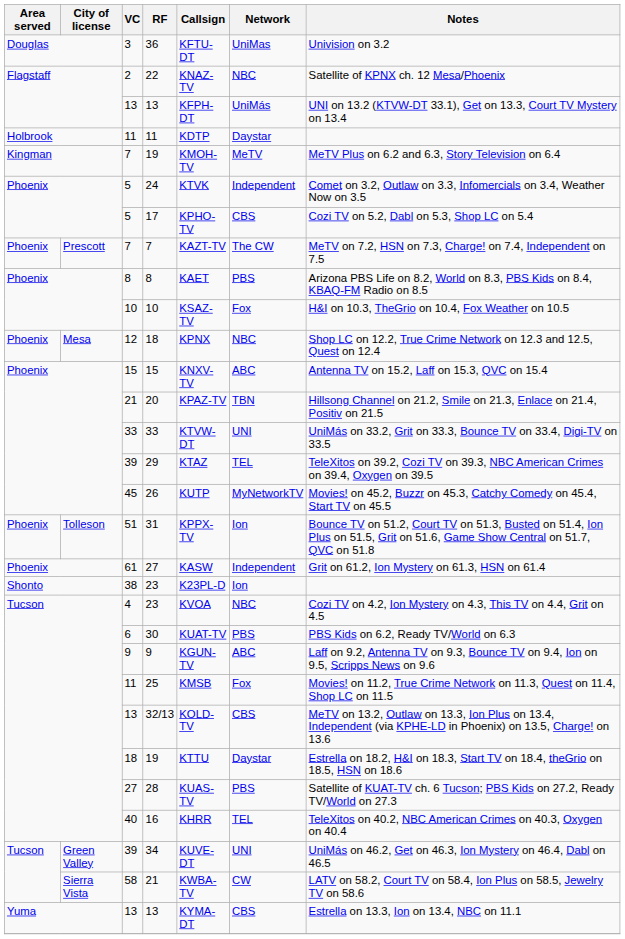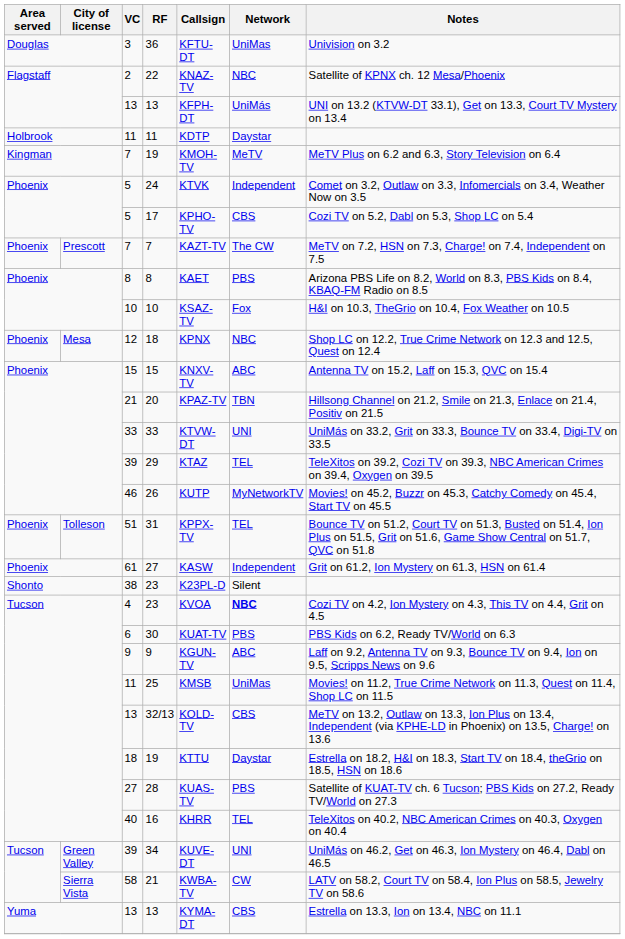(131, 493) 45 -> (131, 493) 46
(240, 524) Ion -> (242, 524) TEL
(240, 585) Ion -> (246, 585) Silent
(244, 603) normal -> (244, 603) bold
(241, 683) Fox -> (251, 683) UniMas
